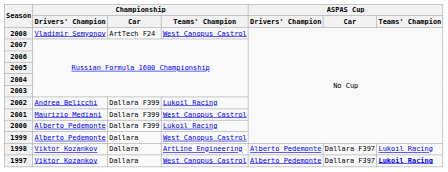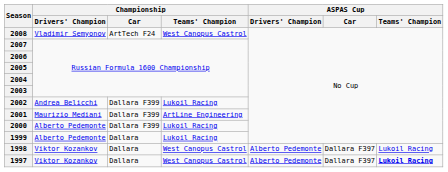(205, 115) West Canopus Castrol -> (203, 115) ArtLine Engineering
(205, 138) West Canopus Castrol -> (190, 138) Lukoil Racing
(203, 149) ArtLine Engineering -> (205, 149) West Canopus Castrol
